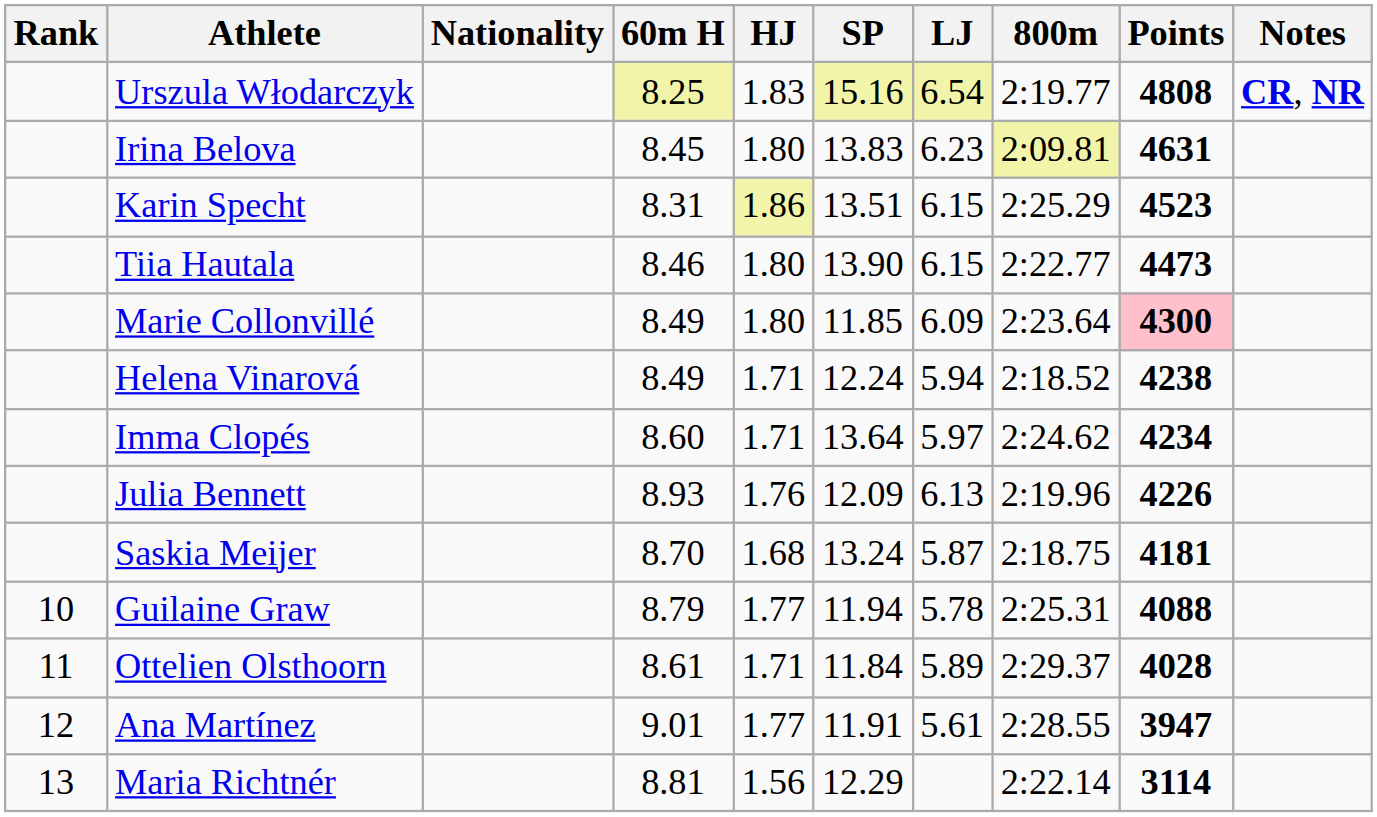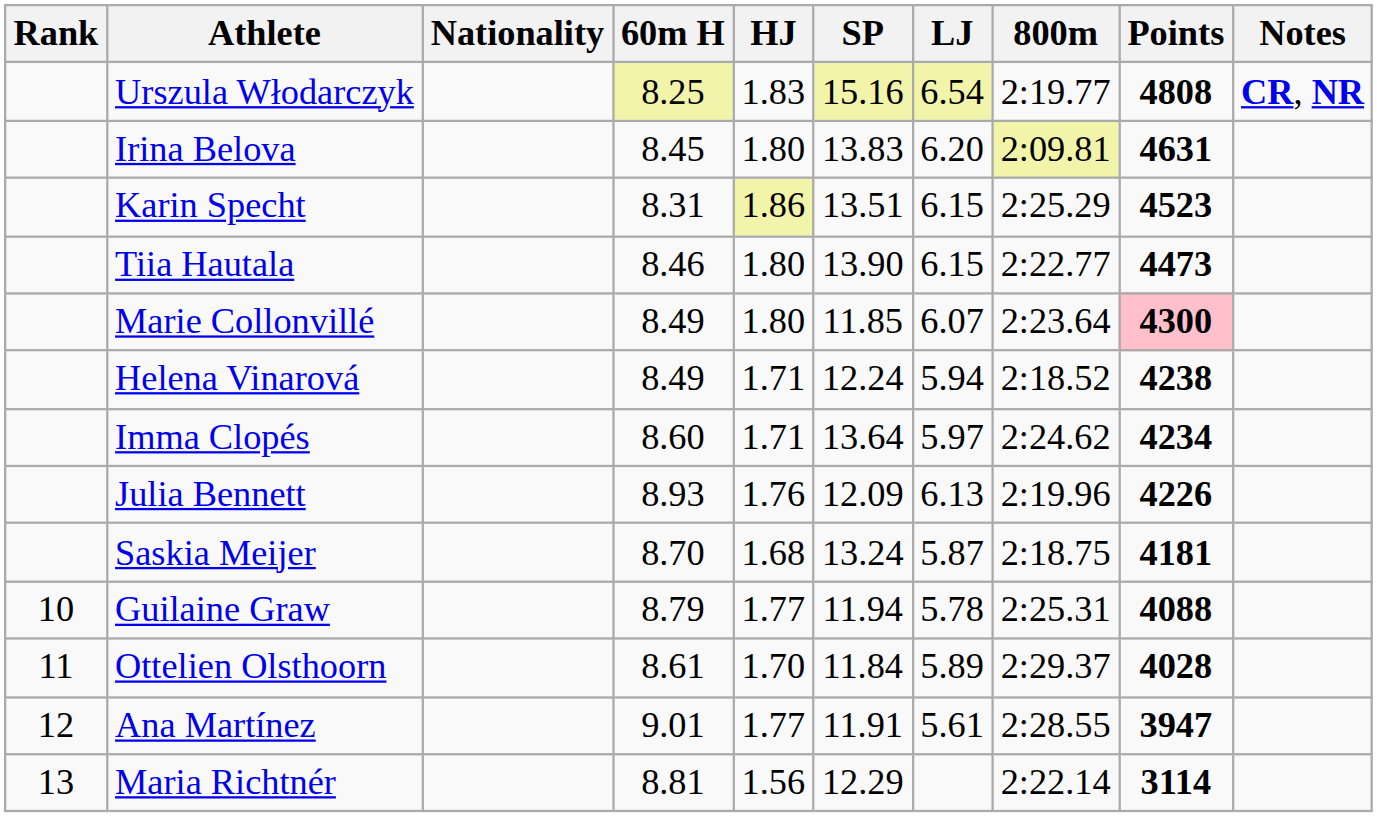(952, 148) 6.23 -> (952, 148) 6.20
(952, 321) 6.09 -> (952, 321) 6.07
(773, 666) 1.71 -> (773, 666) 1.70
